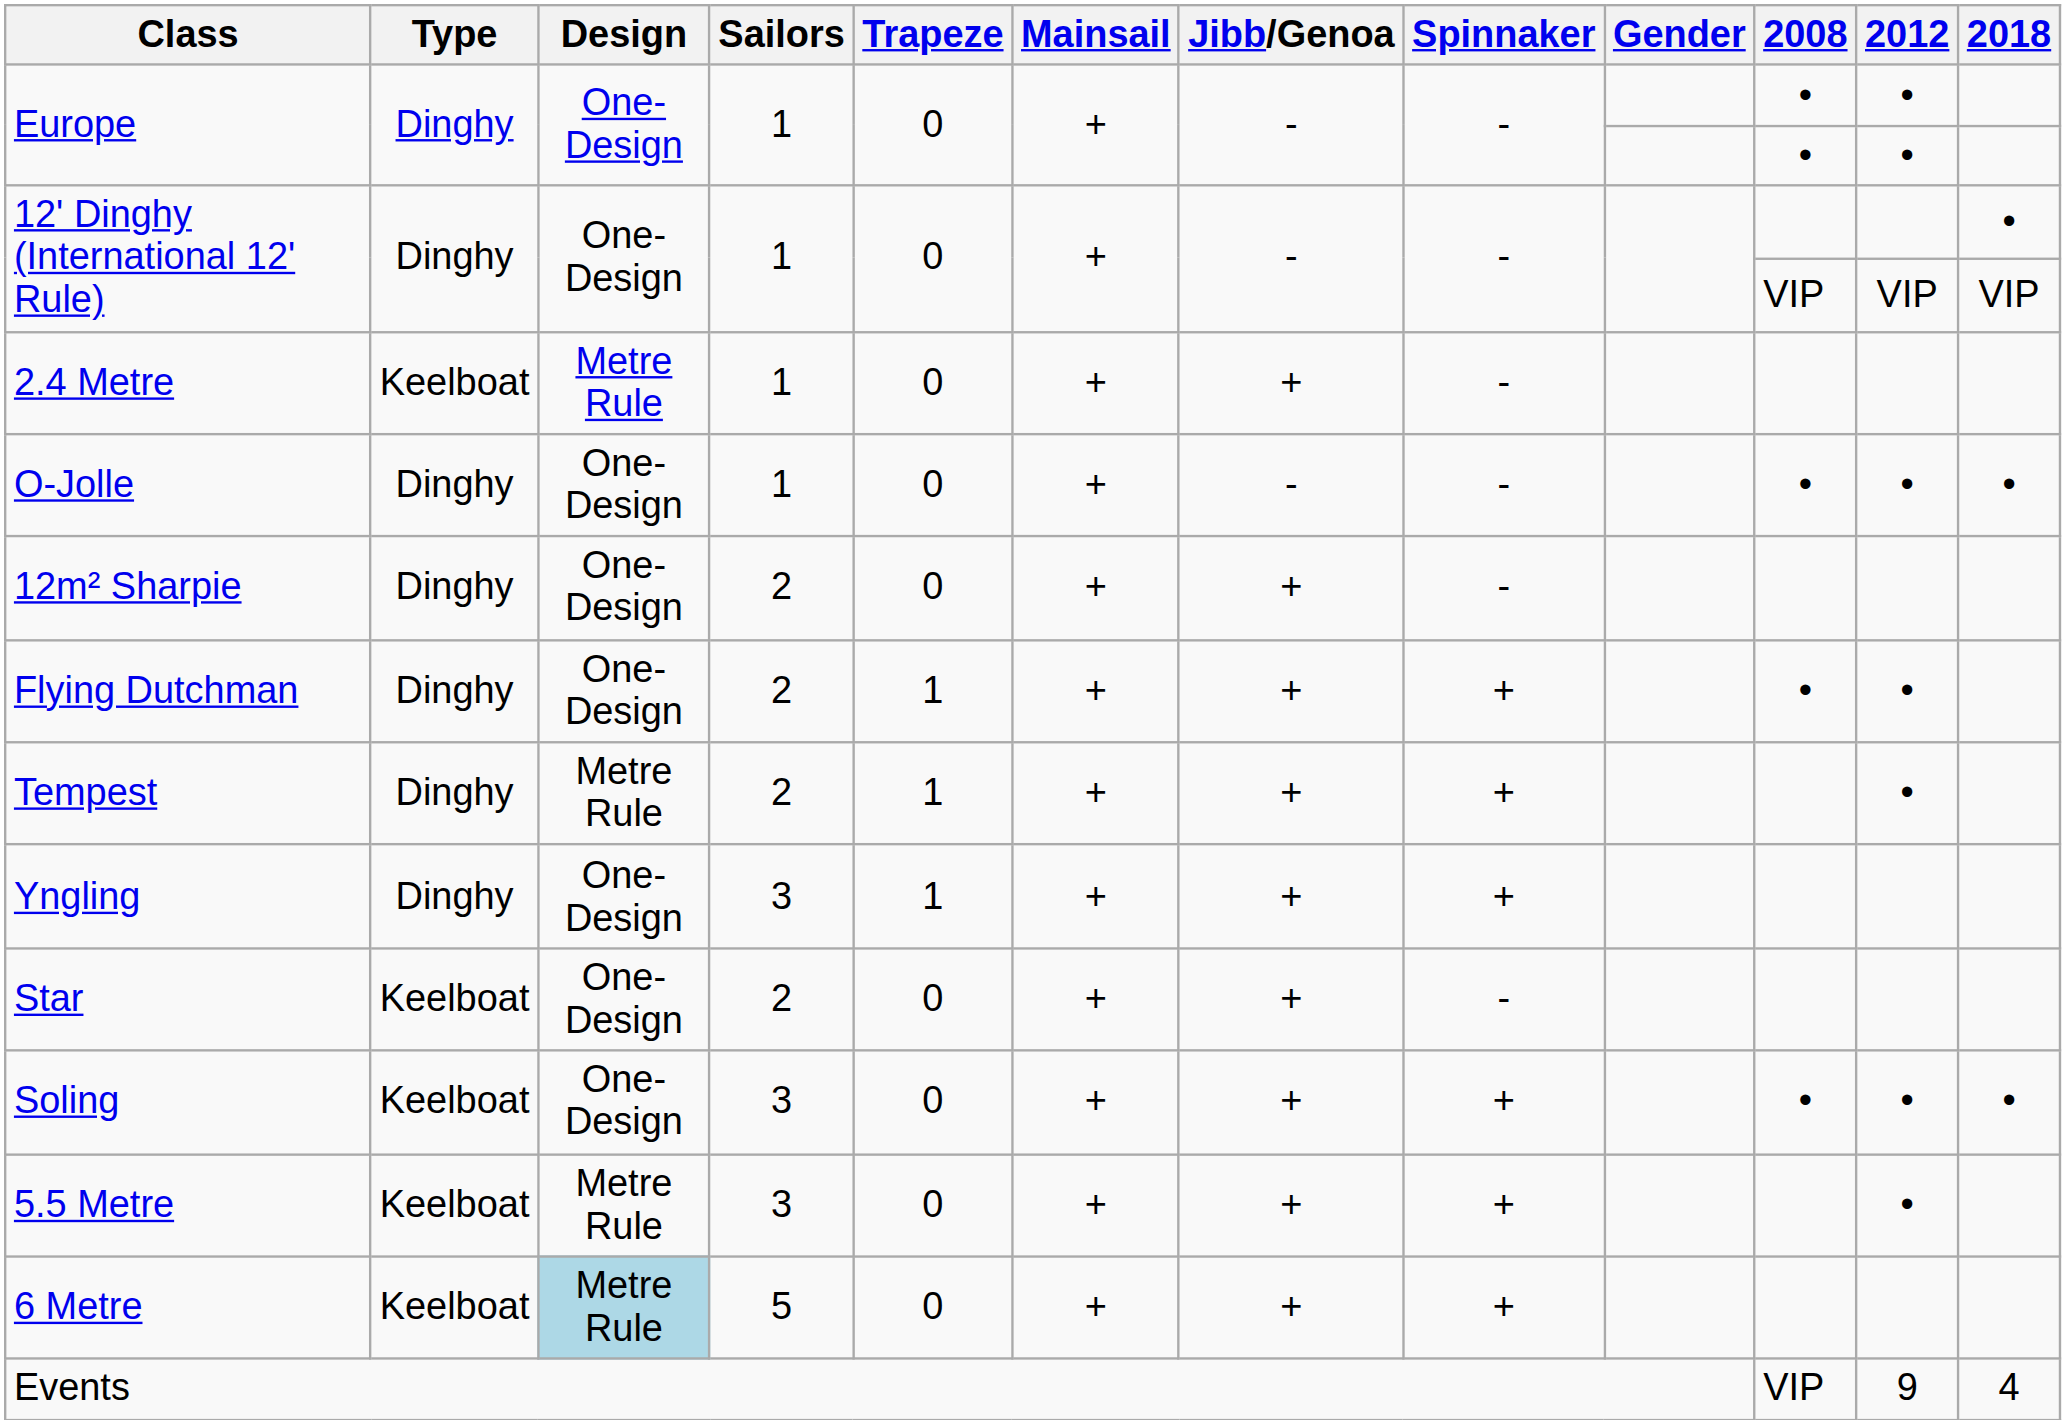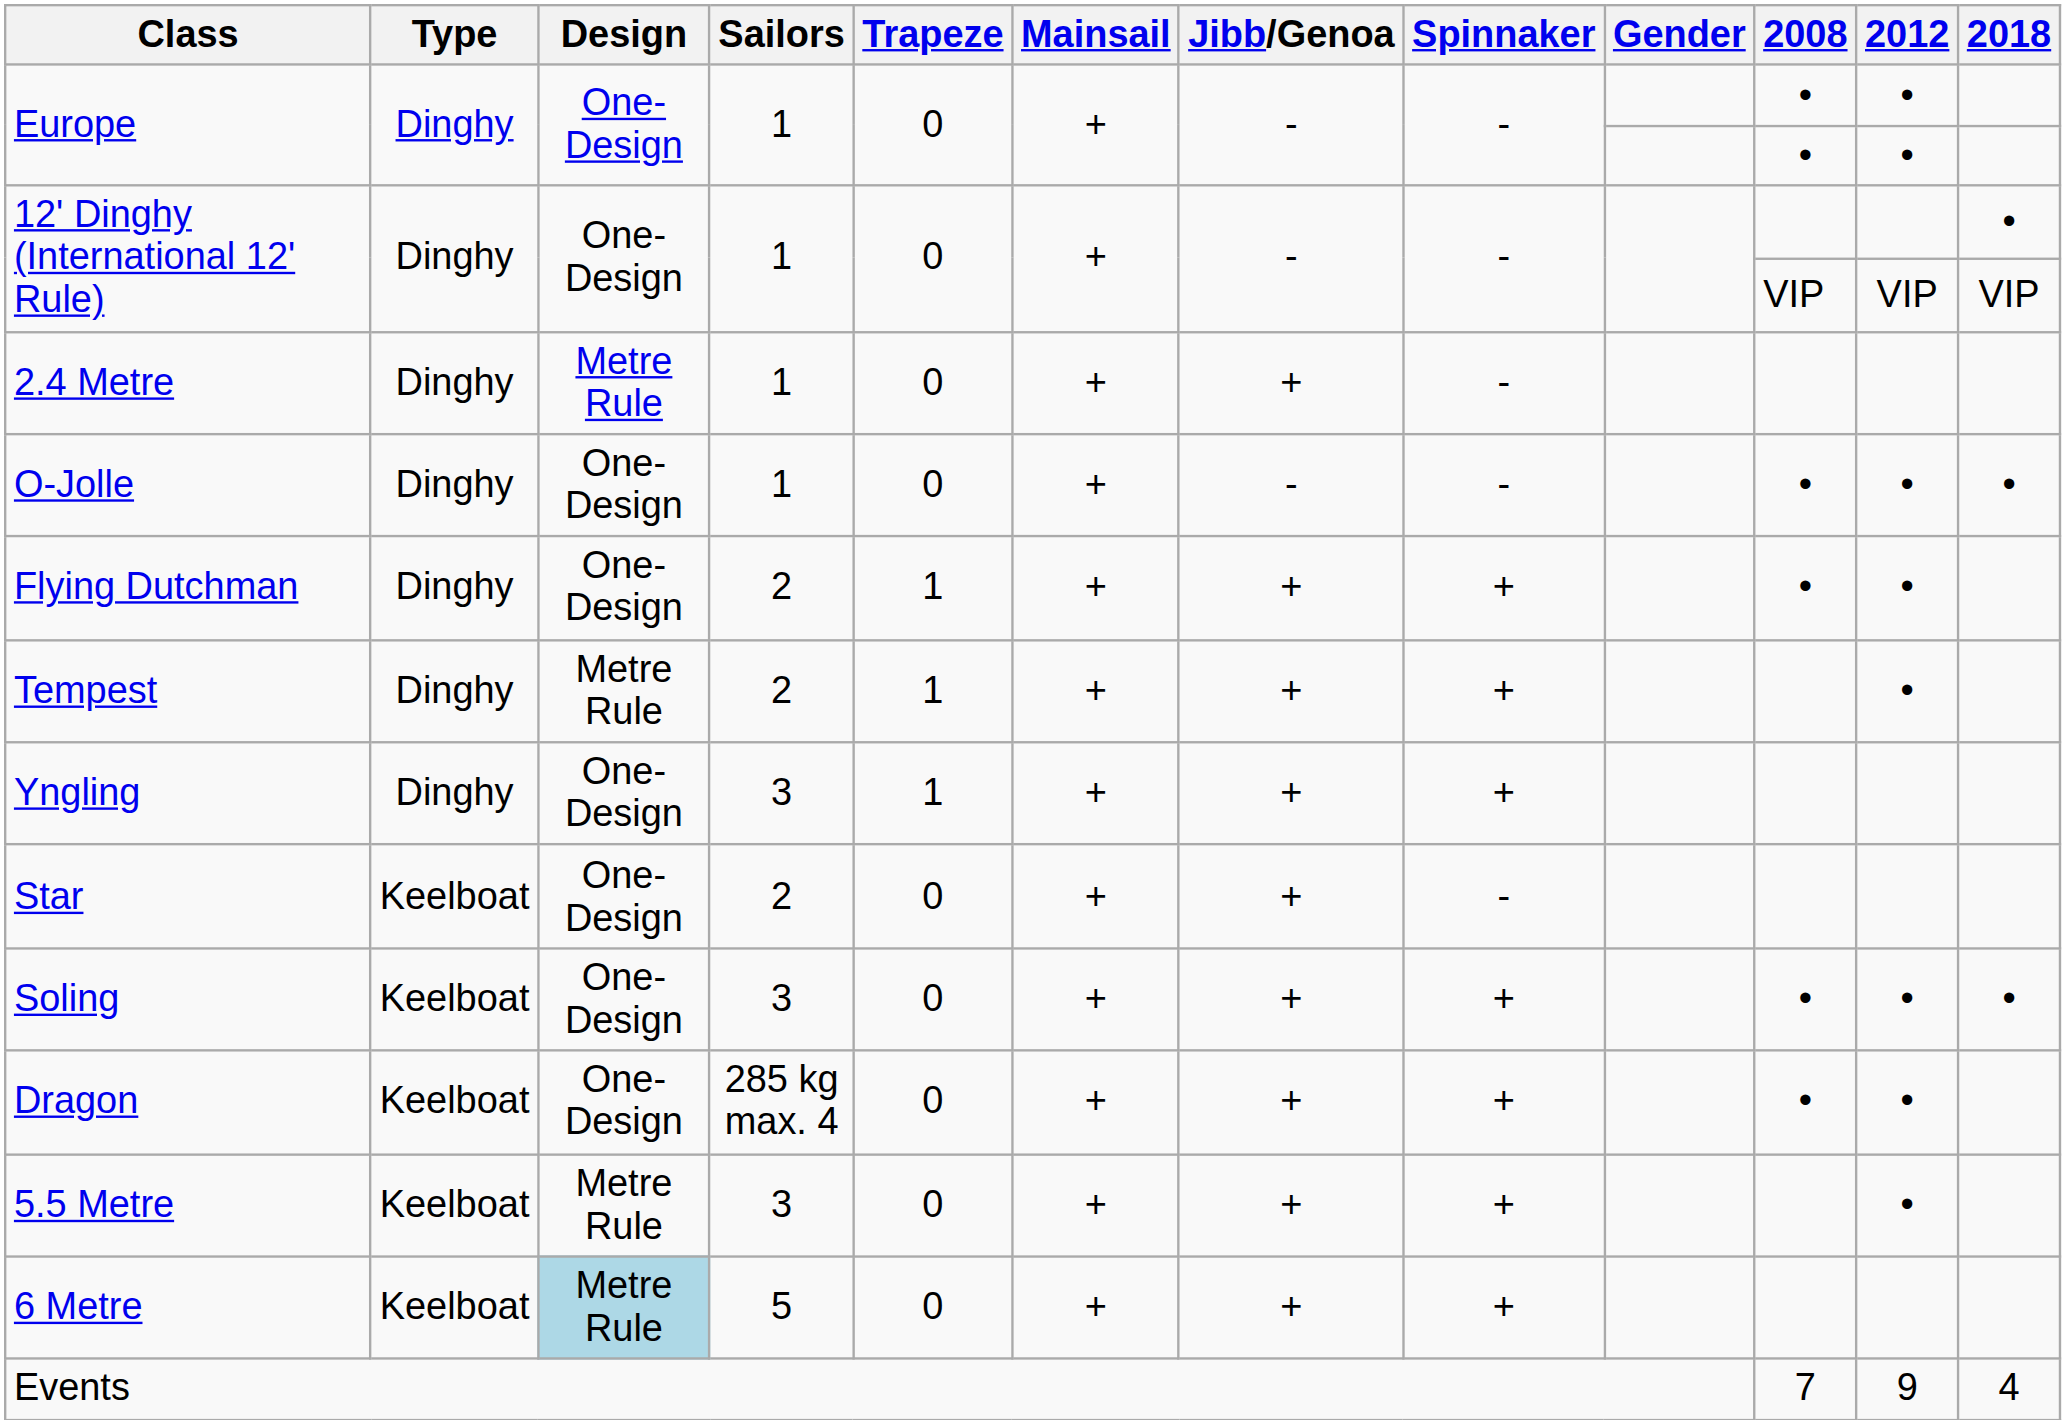(455, 381) Keelboat -> (455, 381) Dinghy
- row: (128, 587)
+ row: (76, 1101)
(1794, 1388) VIP -> (1805, 1388) 7
